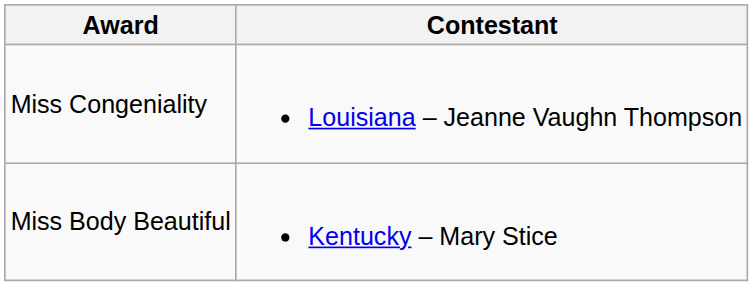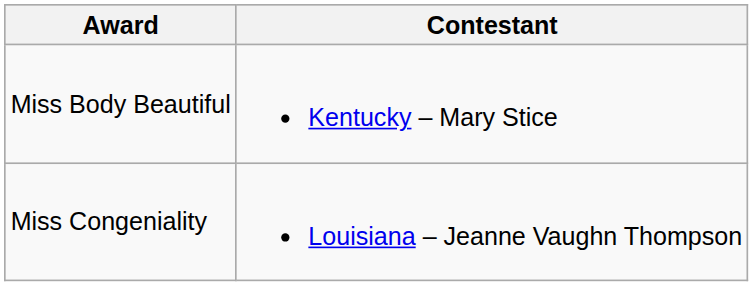rows swapped: (109, 104) <-> (121, 222)
